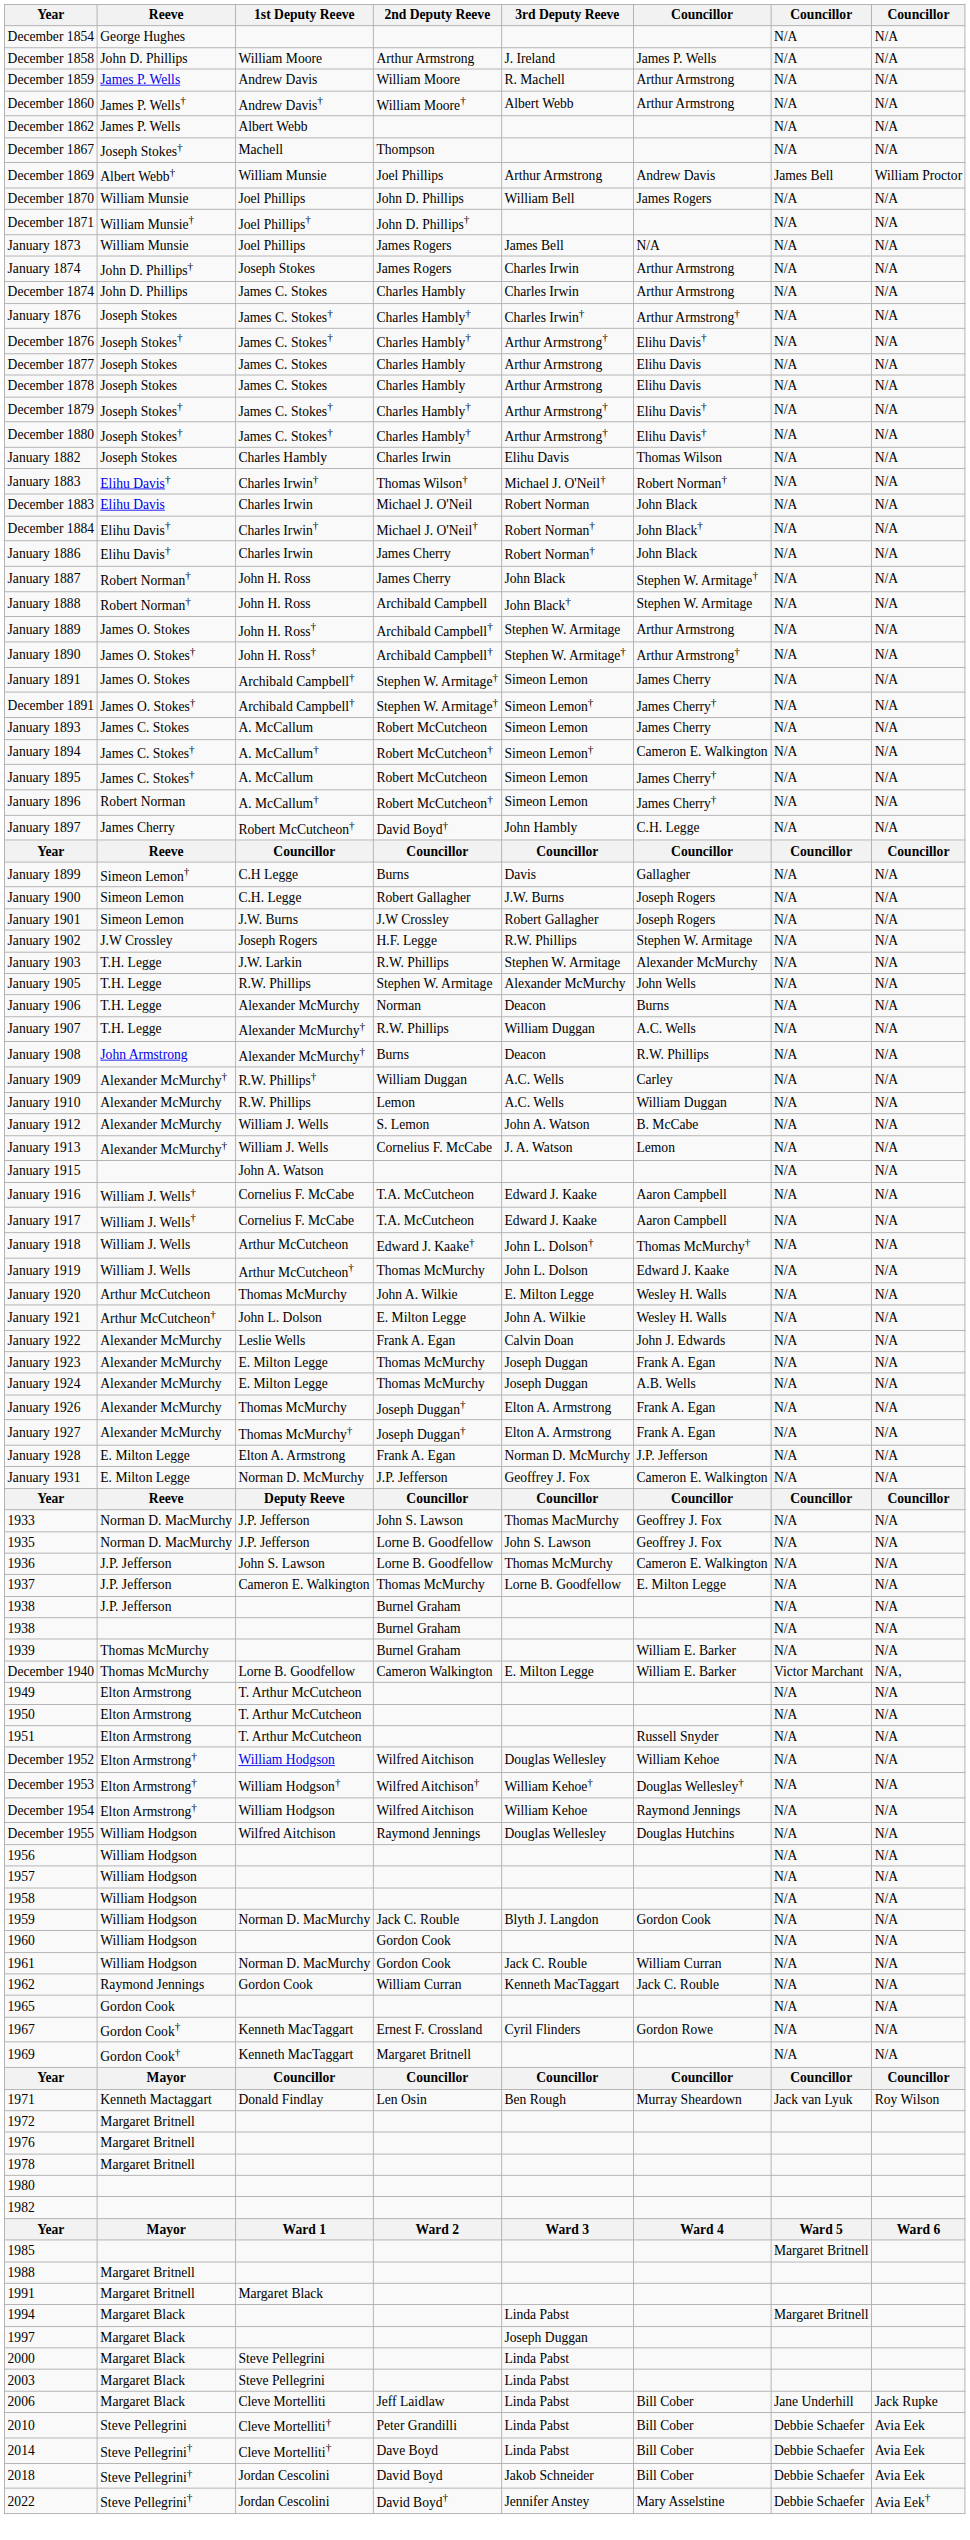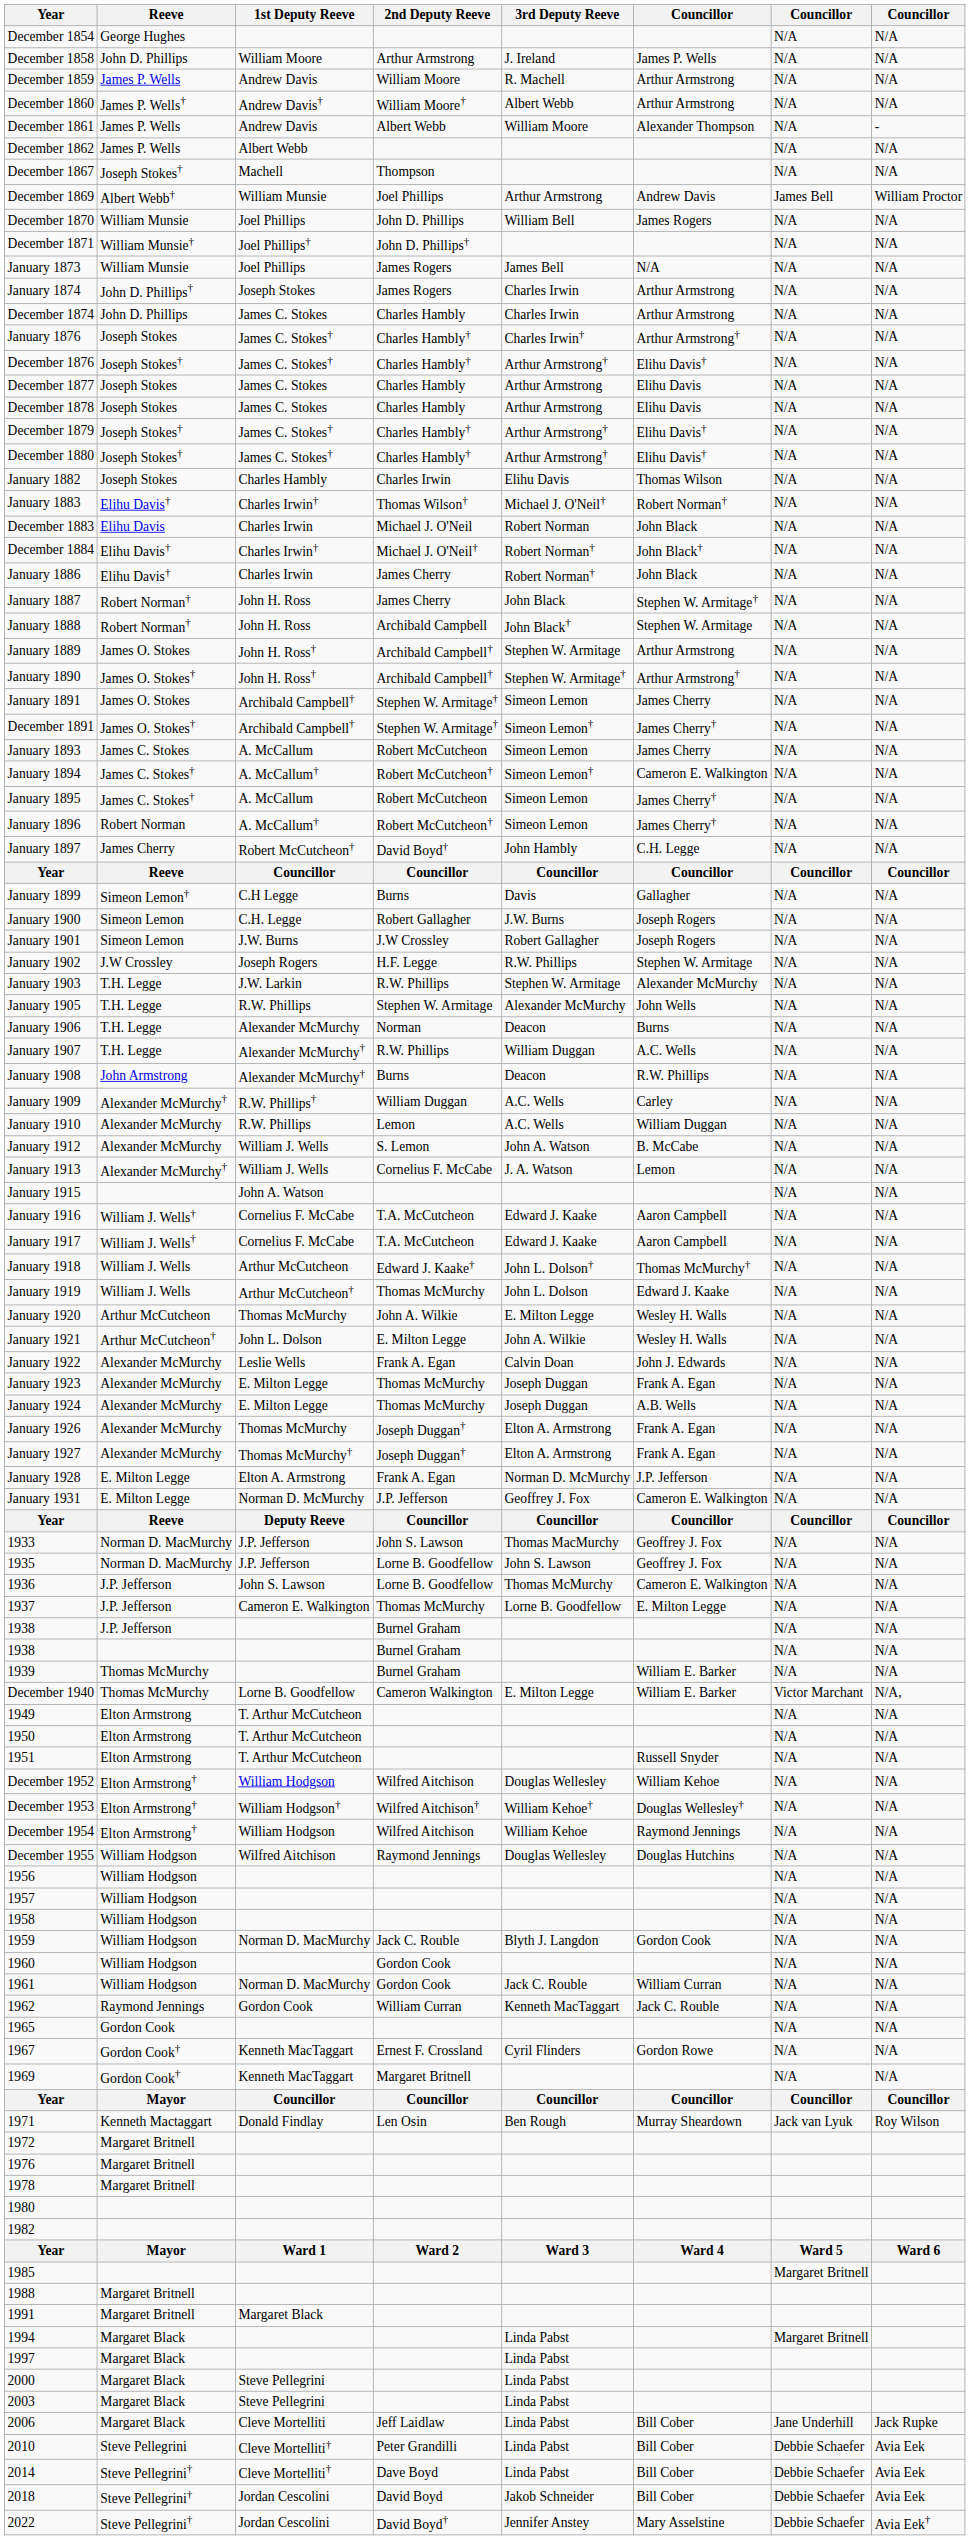+ row: (51, 126)
(546, 2337) Joseph Duggan -> (537, 2358) Linda Pabst
